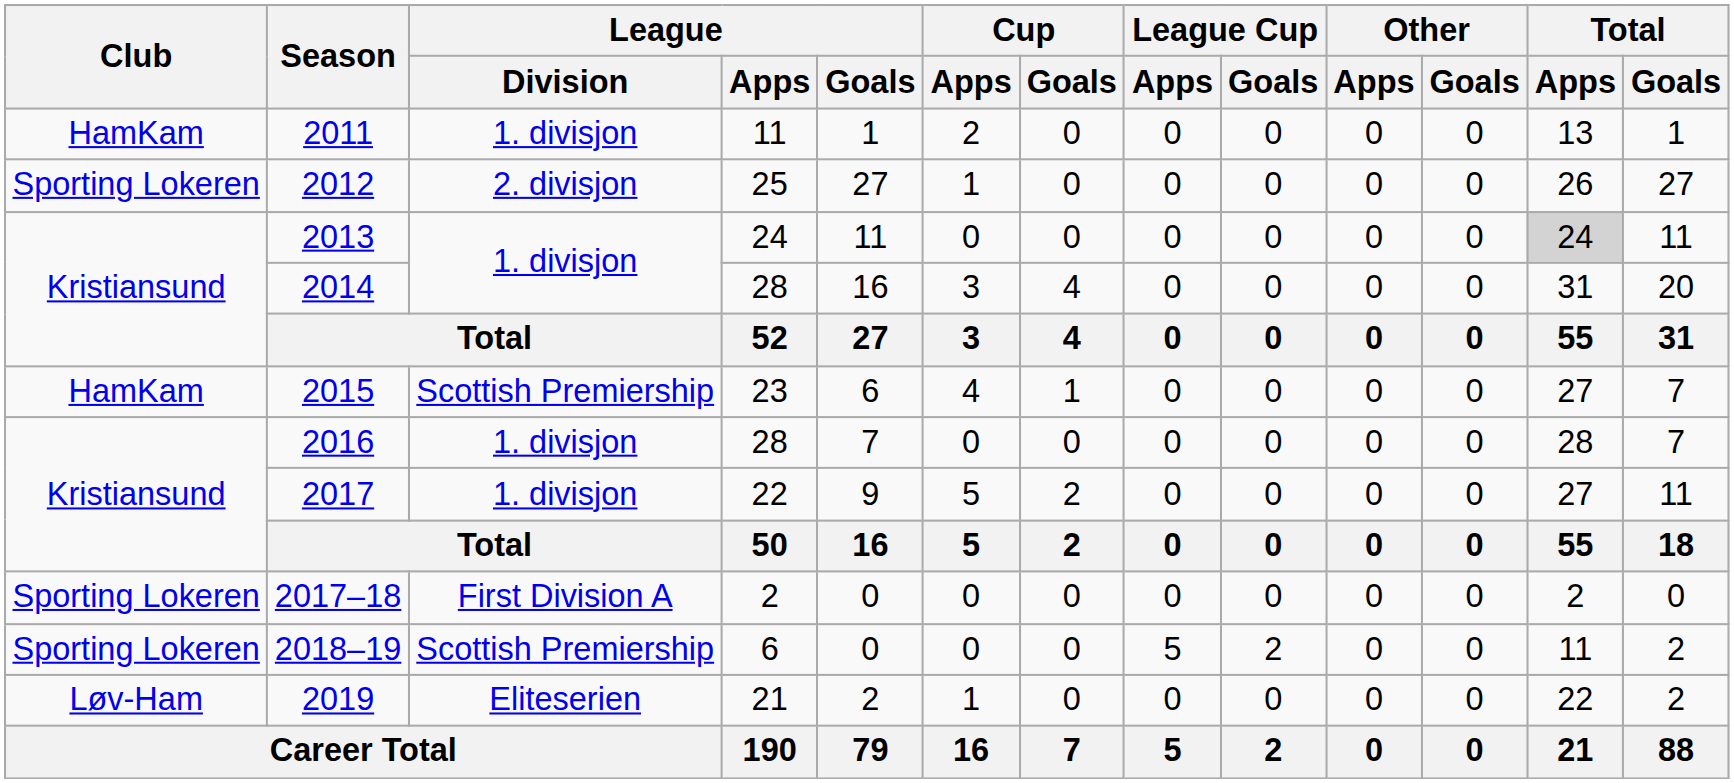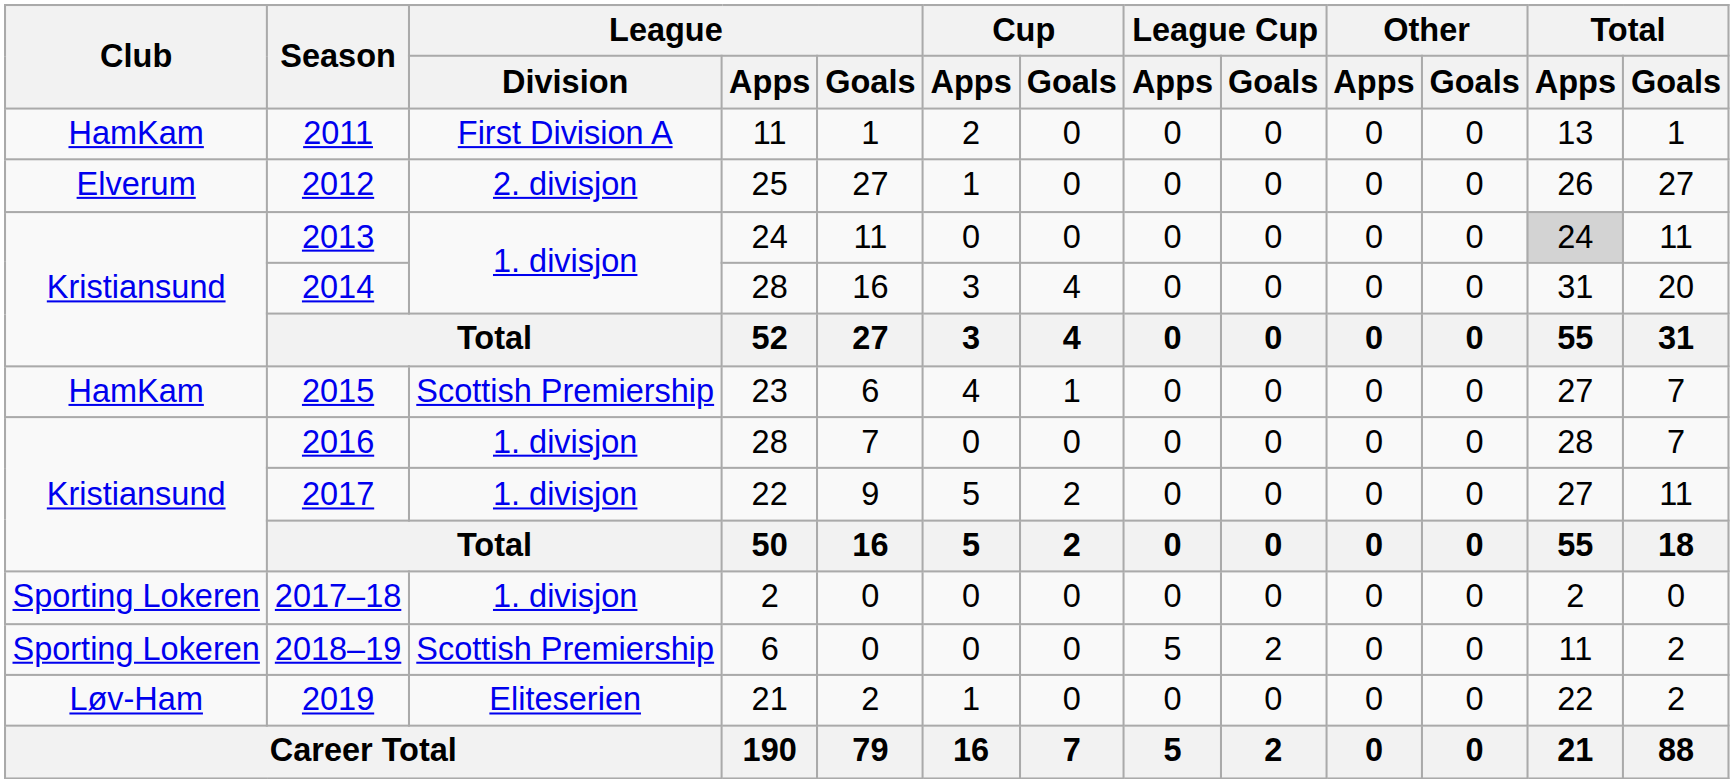(565, 133) 1. divisjon -> (565, 133) First Division A
(136, 184) Sporting Lokeren -> (136, 184) Elverum
(565, 596) First Division A -> (565, 596) 1. divisjon
